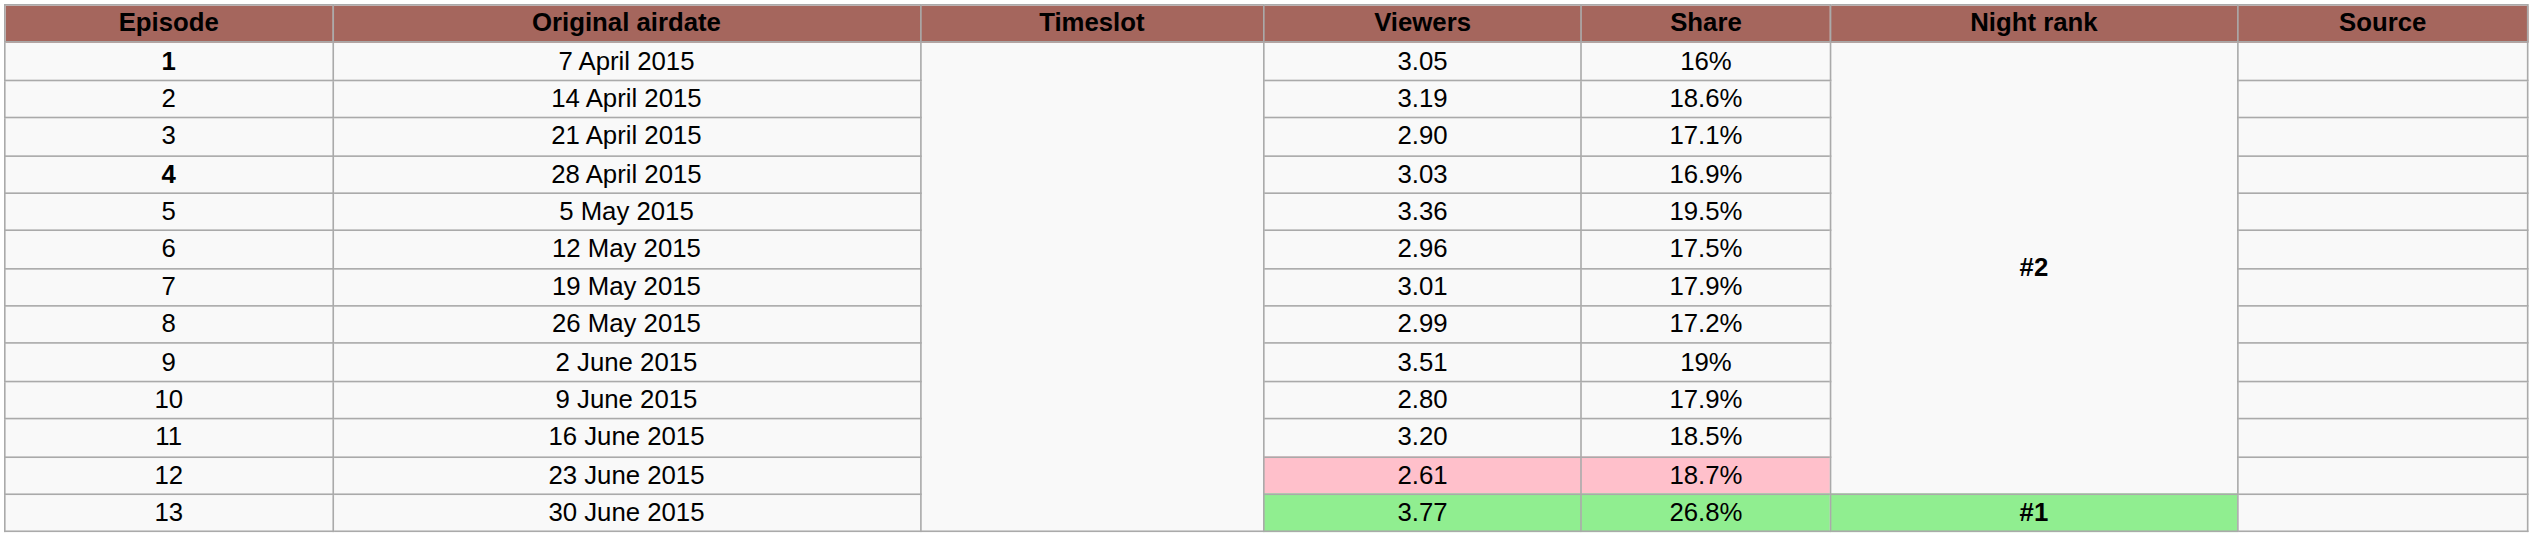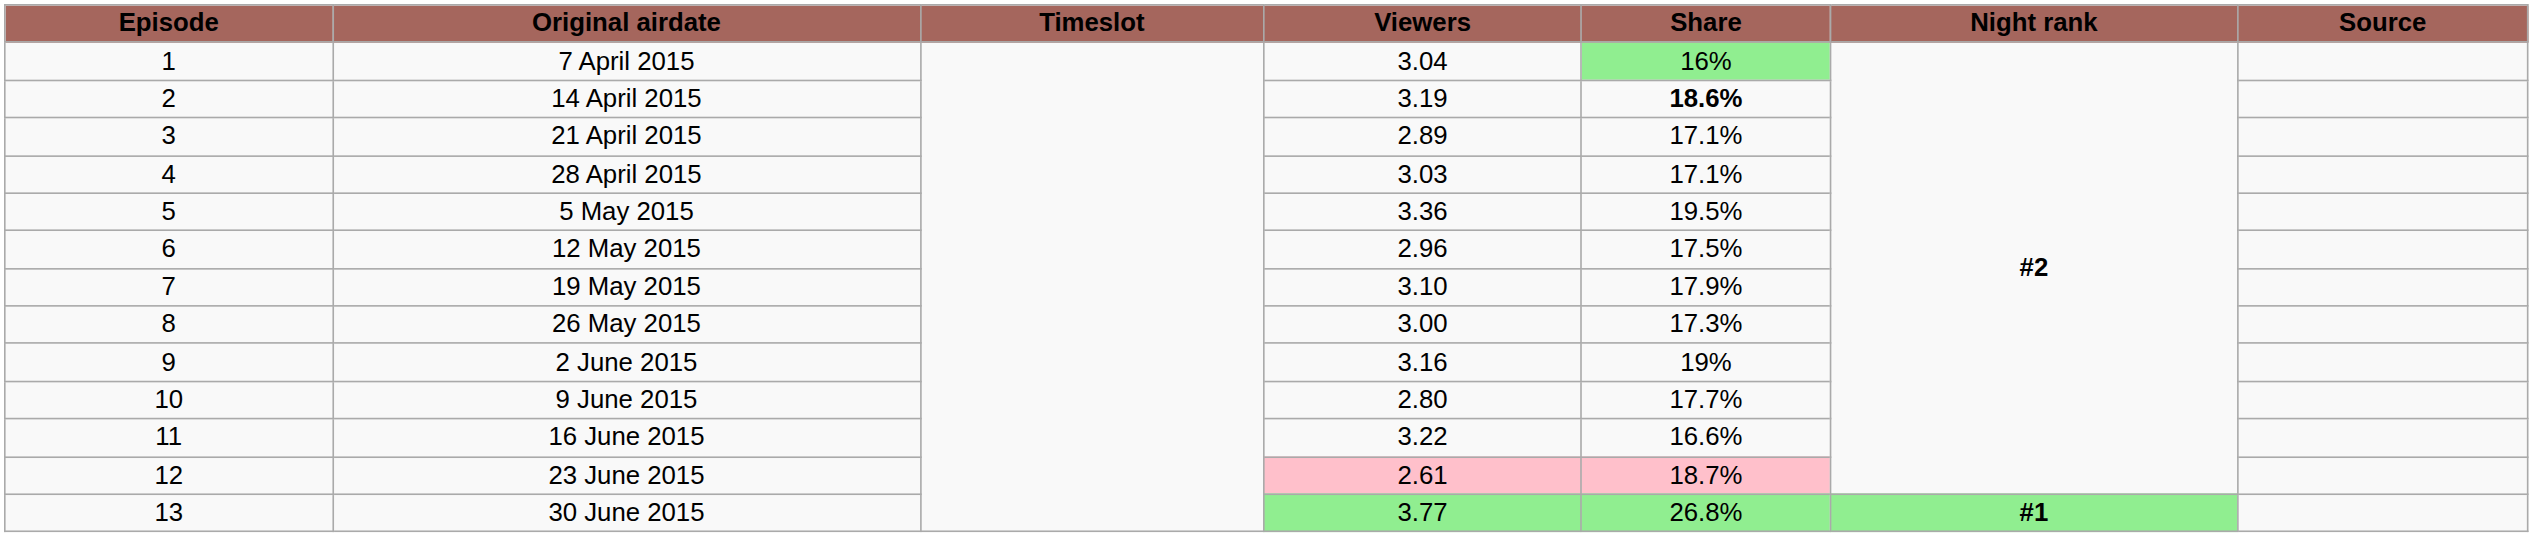(169, 60) bold -> (169, 60) normal
(1423, 60) 3.05 -> (1423, 60) 3.04
(1706, 60) no background -> (1706, 60) lightgreen background
(1706, 98) normal -> (1706, 98) bold
(1423, 136) 2.90 -> (1423, 136) 2.89
(169, 173) bold -> (169, 173) normal
(1706, 173) 16.9% -> (1706, 173) 17.1%
(1423, 286) 3.01 -> (1423, 286) 3.10
(1423, 324) 2.99 -> (1423, 324) 3.00
(1706, 324) 17.2% -> (1706, 324) 17.3%
(1423, 362) 3.51 -> (1423, 362) 3.16
(1706, 399) 17.9% -> (1706, 399) 17.7%
(1423, 437) 3.20 -> (1423, 437) 3.22
(1706, 437) 18.5% -> (1706, 437) 16.6%
